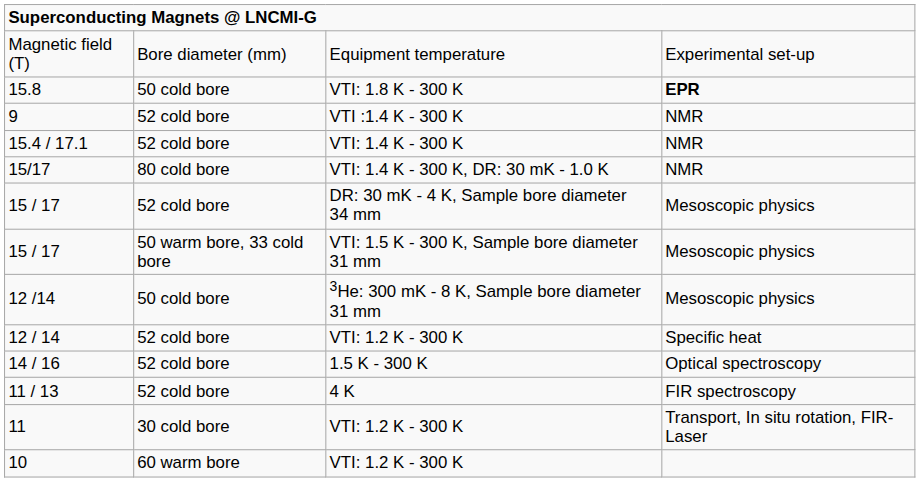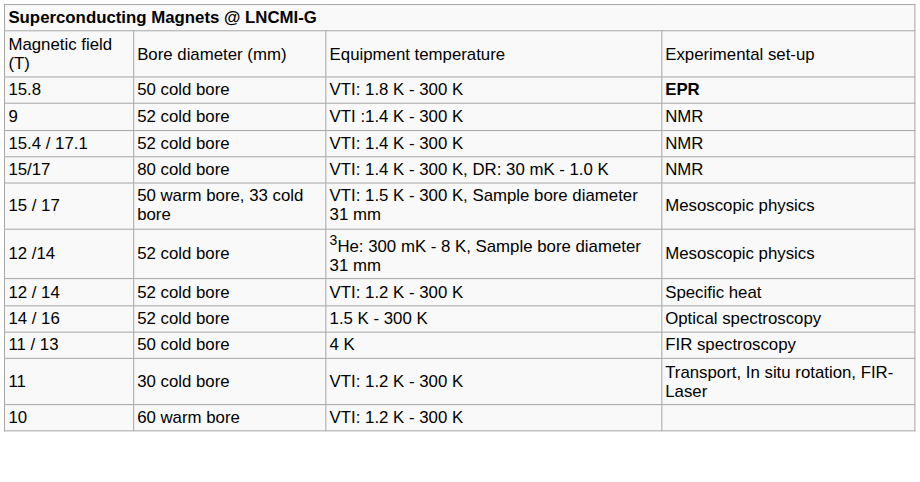- row: (34, 206)
(183, 299) 50 cold bore -> (183, 253) 52 cold bore
(183, 391) 52 cold bore -> (183, 345) 50 cold bore
